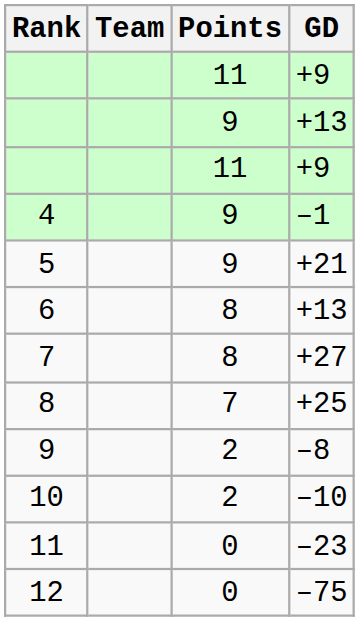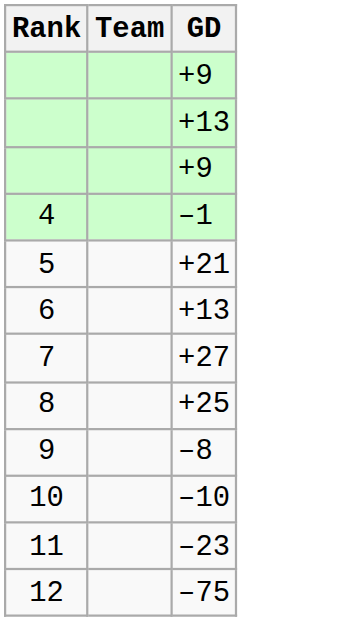- column: (230, 29)
